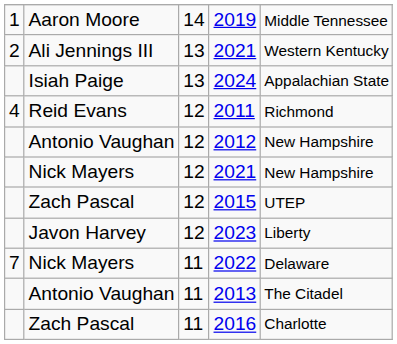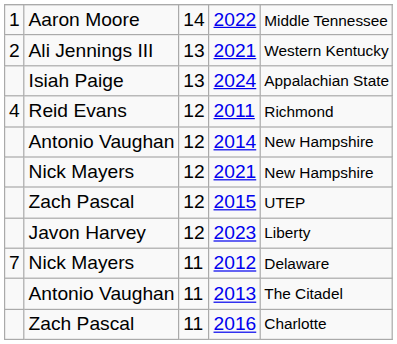(235, 19) 2019 -> (235, 19) 2022
(235, 141) 2012 -> (235, 141) 2014
(235, 263) 2022 -> (235, 263) 2012
